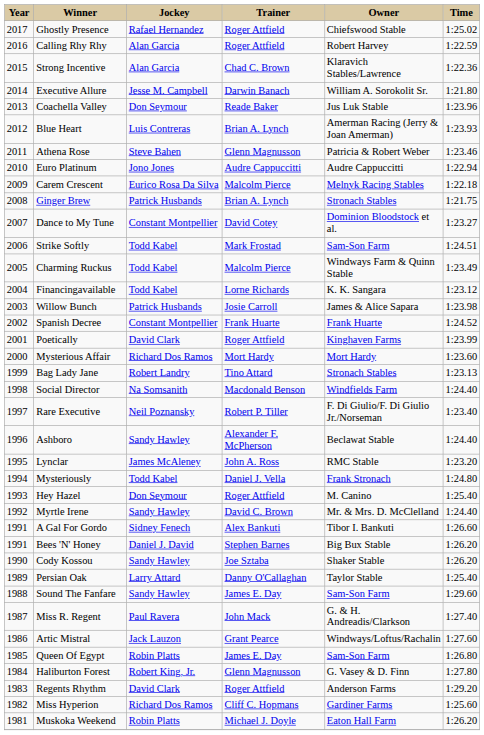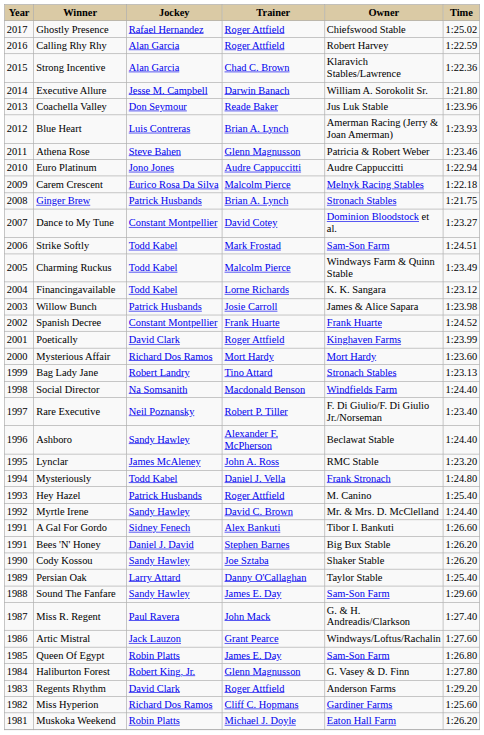(158, 495) Don Seymour -> (165, 495) Patrick Husbands
